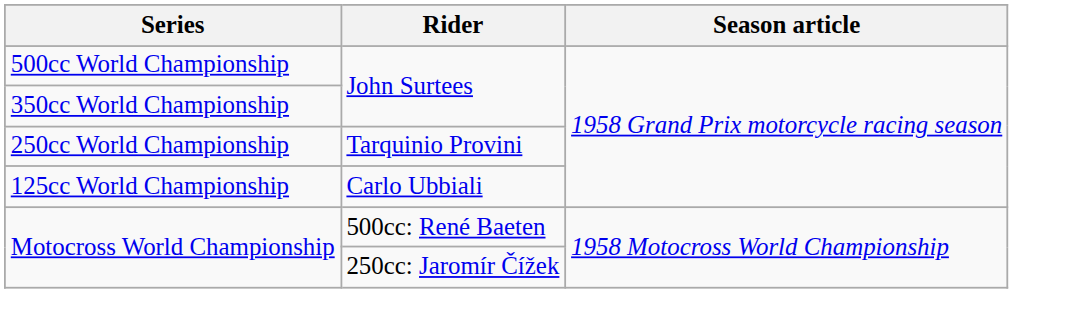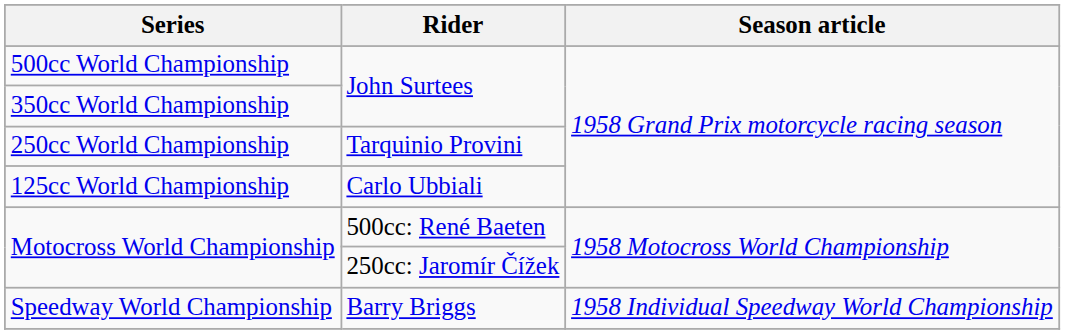+ row: (171, 307)
